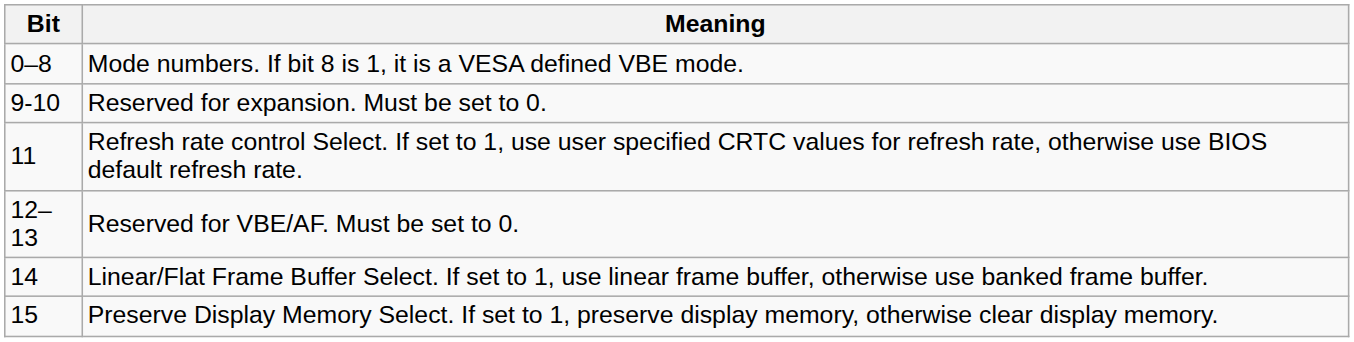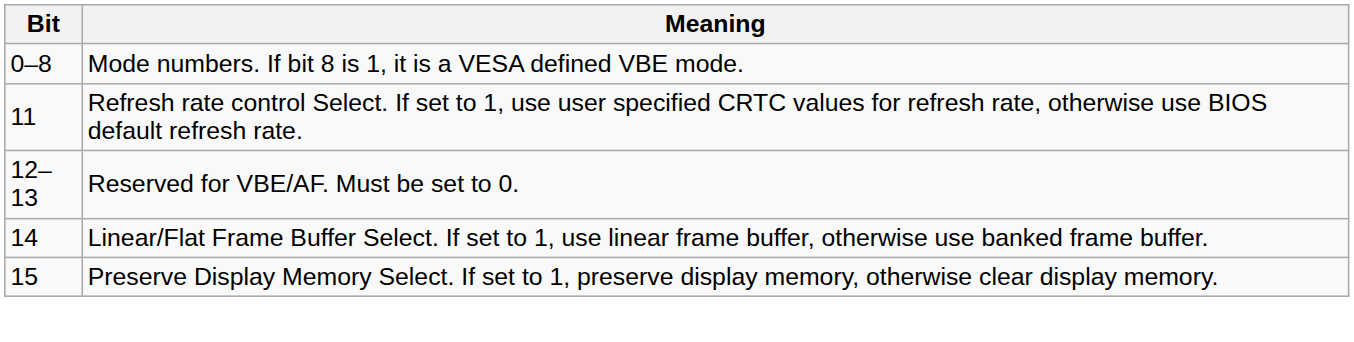- row: (317, 102)
